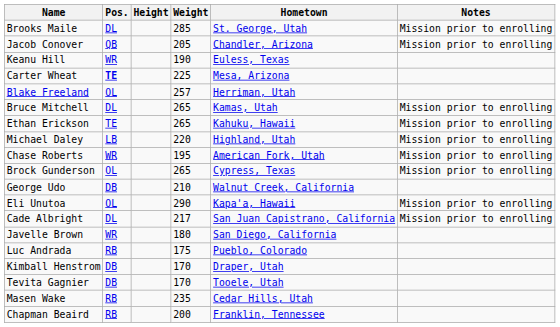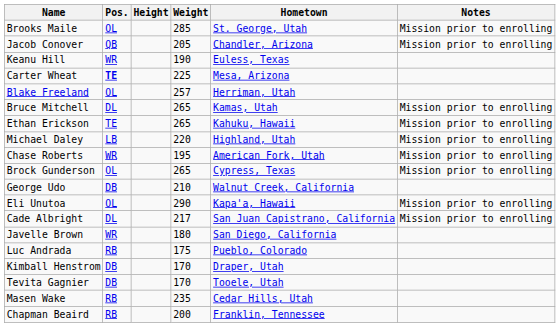(111, 28) DL -> (111, 28) OL
